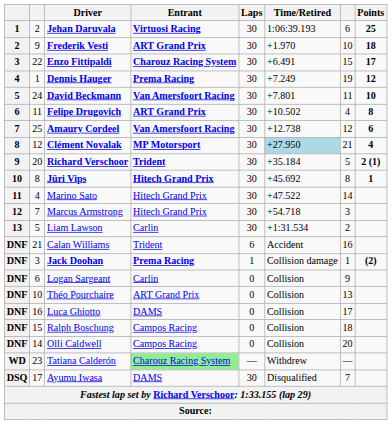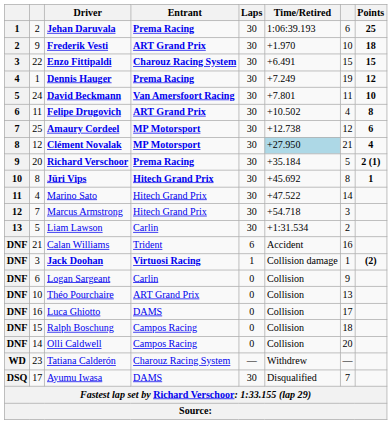(167, 28) Virtuosi Racing -> (164, 28) Prema Racing
(371, 62) 17 -> (371, 62) 15
(184, 128) Van Amersfoort Racing -> (167, 128) MP Motorsport
(149, 161) Trident -> (164, 161) Prema Racing
(164, 261) Prema Racing -> (167, 261) Virtuosi Racing
(182, 361) lightgreen background -> (182, 361) no background
